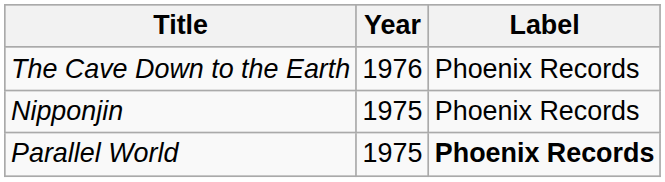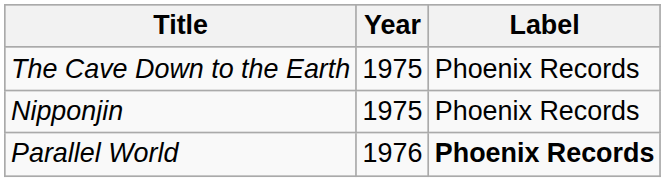(392, 68) 1976 -> (392, 68) 1975
(392, 153) 1975 -> (392, 153) 1976
